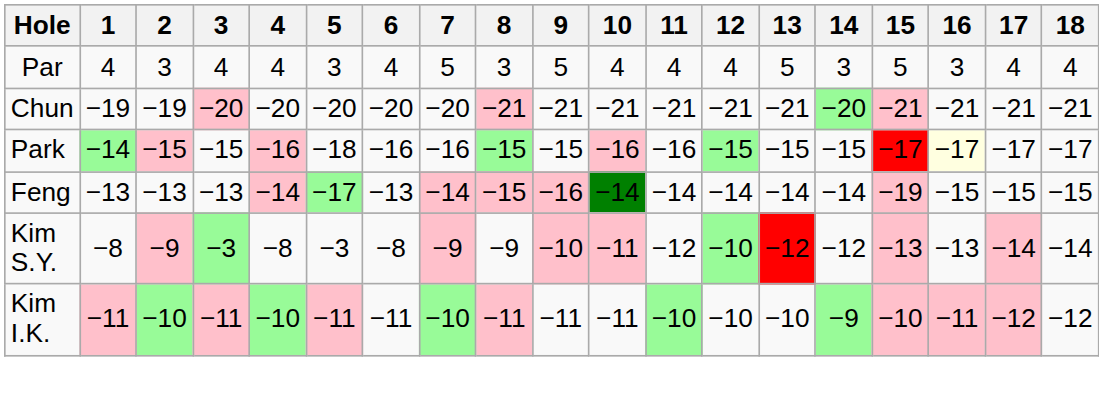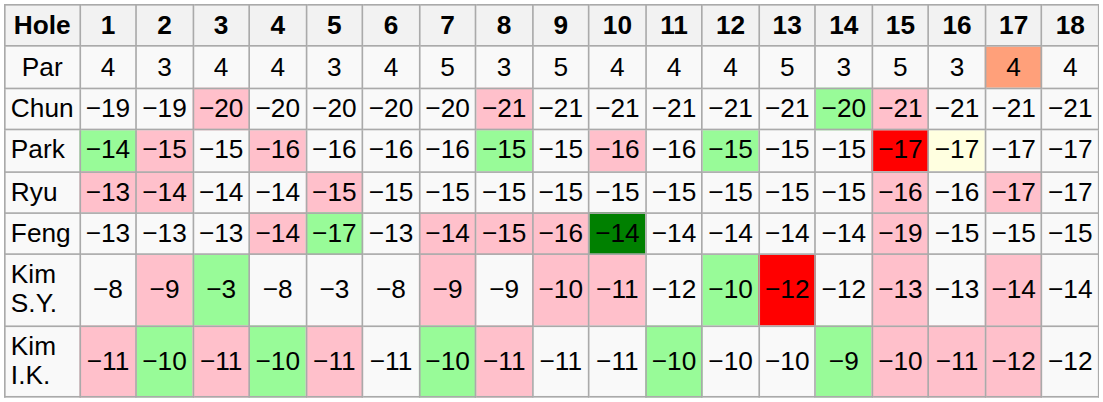(1014, 66) no background -> (1014, 66) lightsalmon background
(334, 150) −18 -> (334, 150) −16
+ row: (34, 191)
